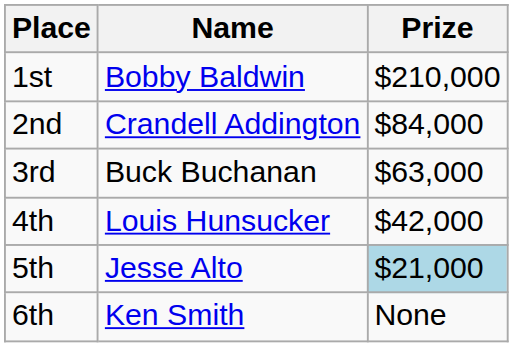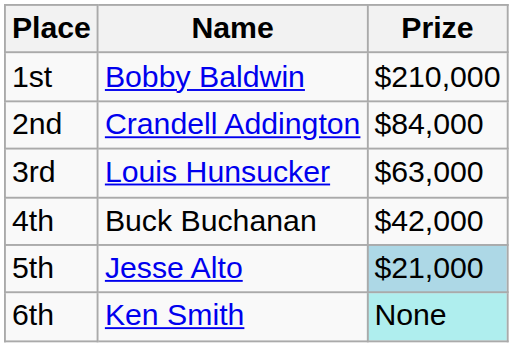(211, 172) Buck Buchanan -> (217, 172) Louis Hunsucker
(217, 220) Louis Hunsucker -> (211, 220) Buck Buchanan
(411, 316) no background -> (411, 316) paleturquoise background
